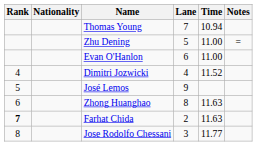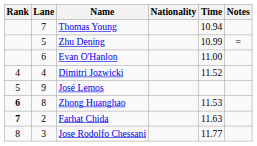columns swapped: (186, 12) <-> (56, 12)
(212, 42) 11.00 -> (212, 42) 10.99
(18, 103) normal -> (18, 103) bold
(212, 103) 11.63 -> (212, 103) 11.53
